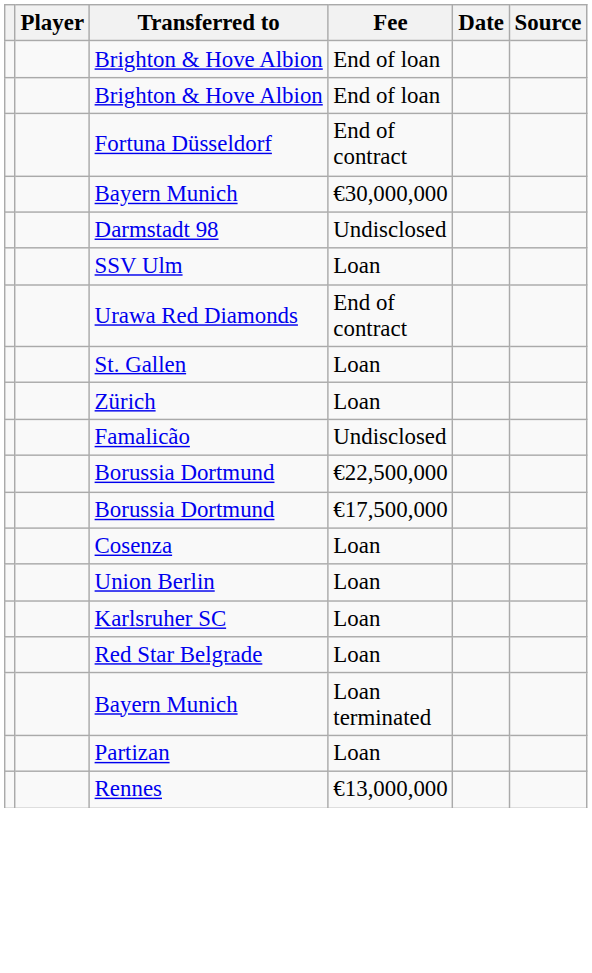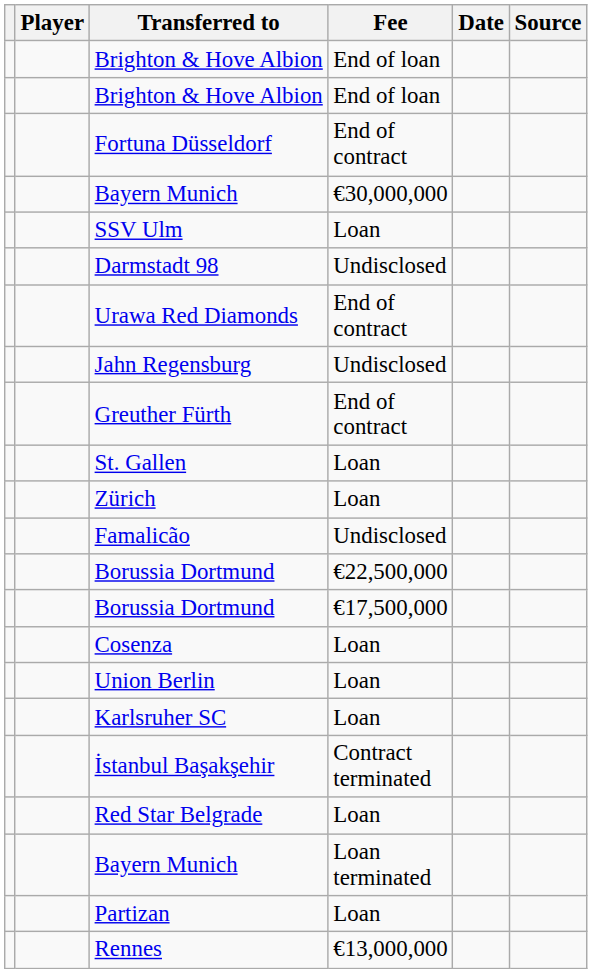rows swapped: (157, 229) <-> (139, 266)
+ row: (173, 364)
+ row: (163, 413)
+ row: (185, 765)
